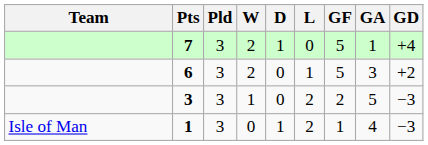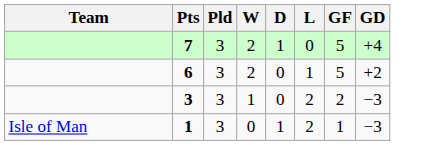- column: (373, 18)
